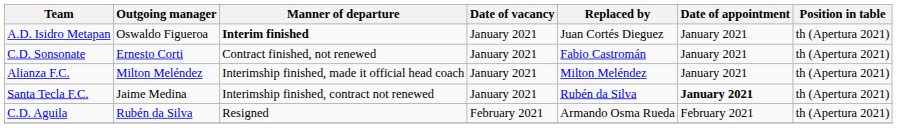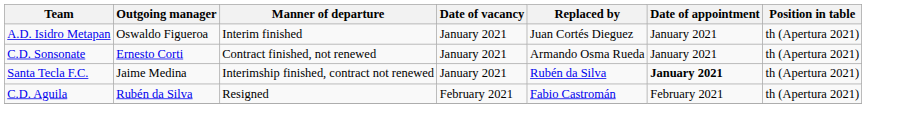(265, 34) bold -> (262, 34) normal
(603, 53) Fabio Castromán -> (587, 53) Armando Osma Rueda
- row: (38, 73)
(618, 113) Armando Osma Rueda -> (573, 93) Fabio Castromán
